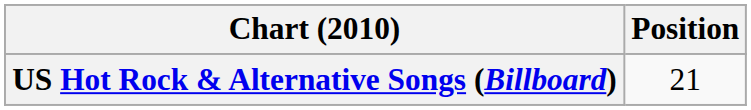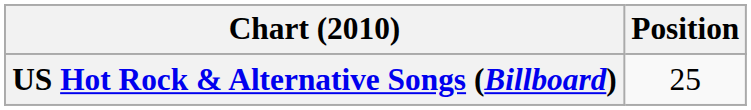(685, 79) 21 -> (685, 79) 25
